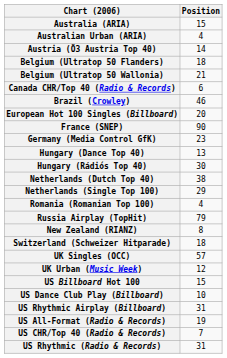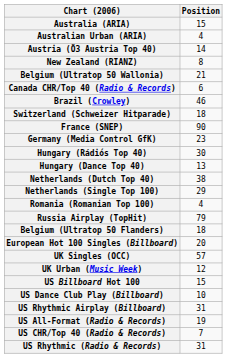rows swapped: (92, 62) <-> (92, 230)
rows swapped: (92, 114) <-> (92, 243)
rows swapped: (92, 153) <-> (92, 166)
